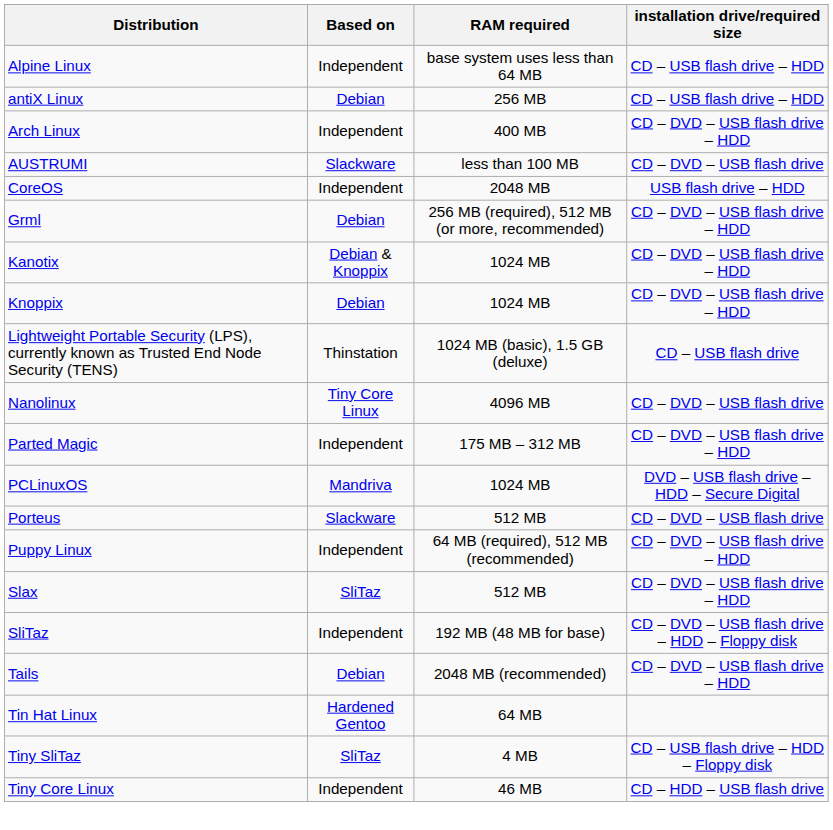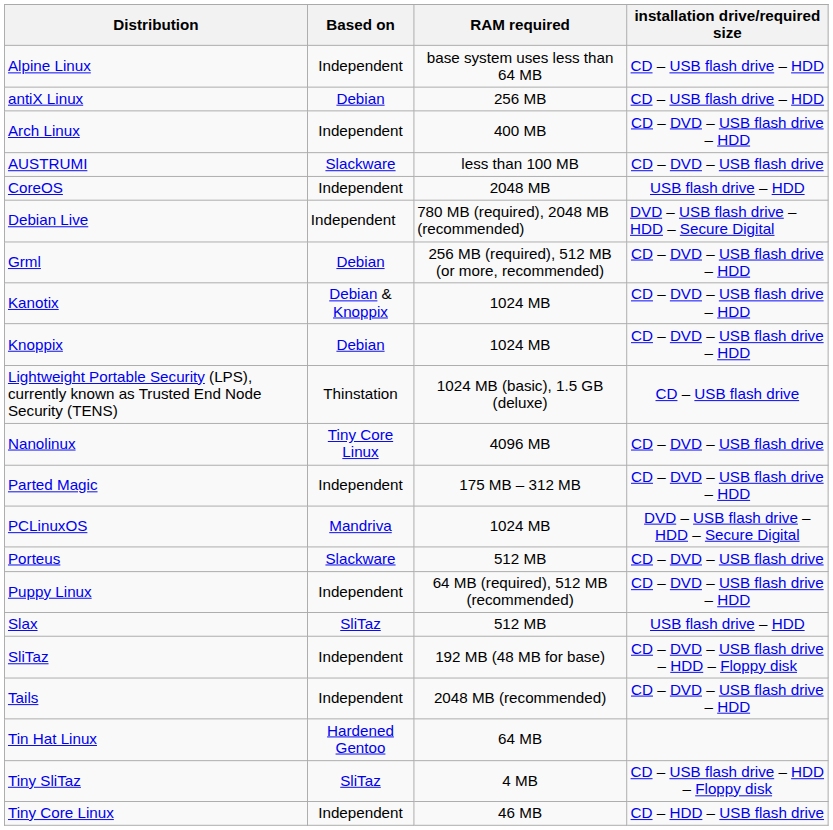+ row: (48, 221)
(727, 591) CD – DVD – USB flash drive – HDD -> (727, 624) USB flash drive – HDD
(360, 674) Debian -> (360, 698) Independent
